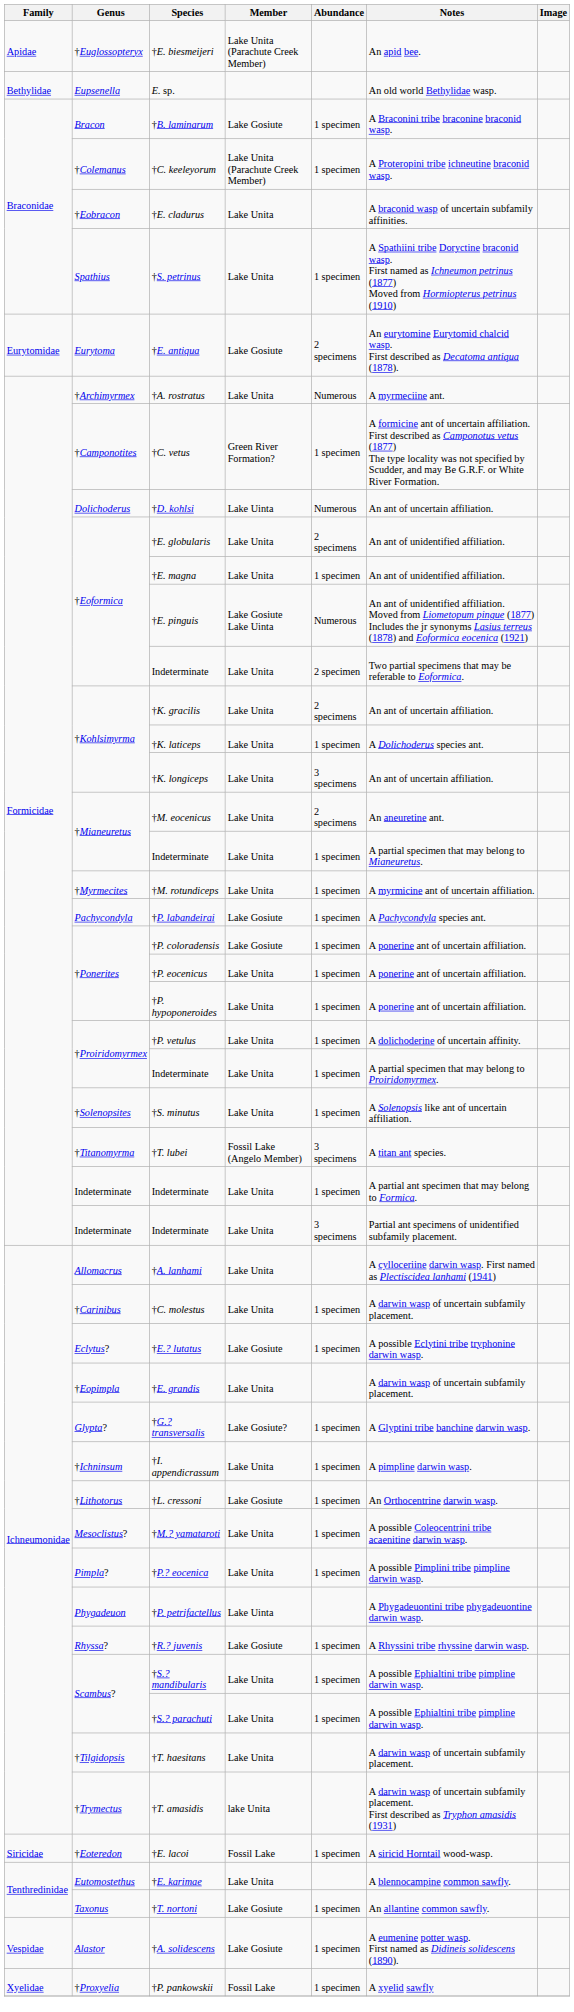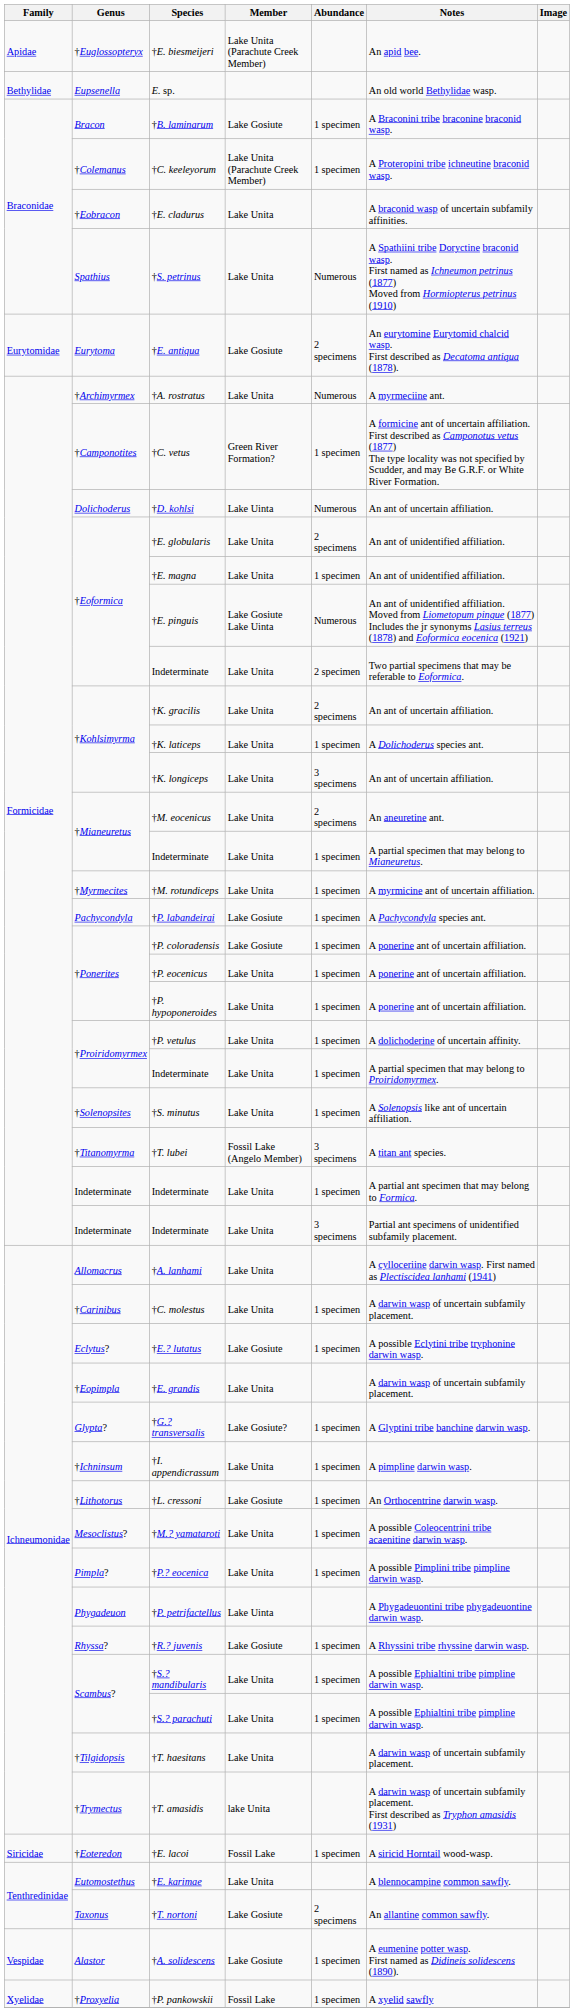(337, 277) 1 specimen -> (335, 277) Numerous
(337, 1909) 1 specimen -> (335, 1915) 2 specimens
